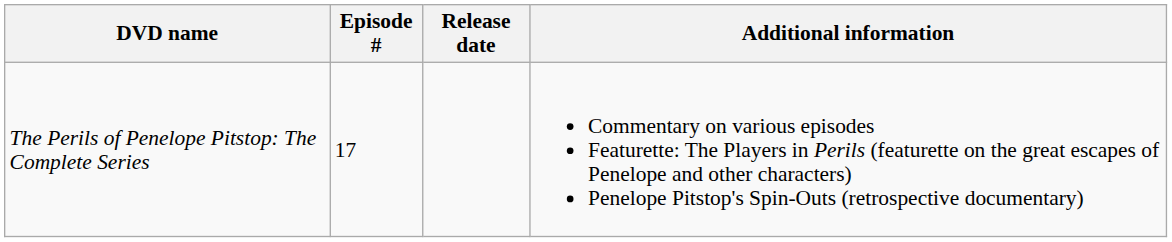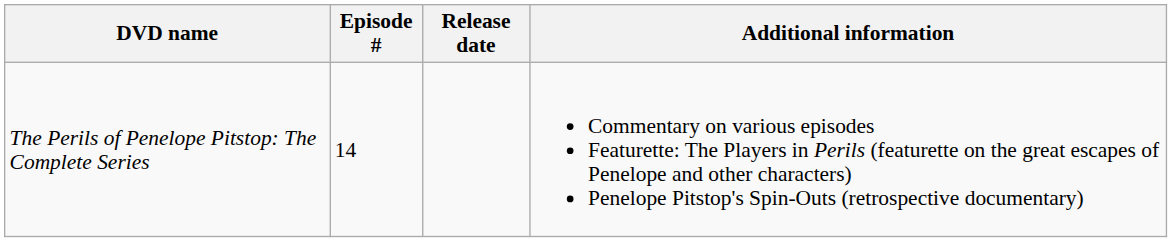(345, 149) 17 -> (345, 149) 14
